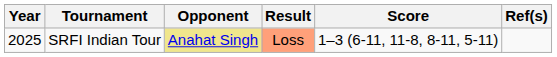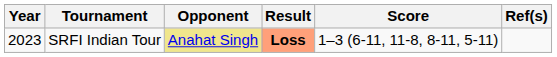(25, 40) 2025 -> (25, 40) 2023
(288, 40) normal -> (288, 40) bold
